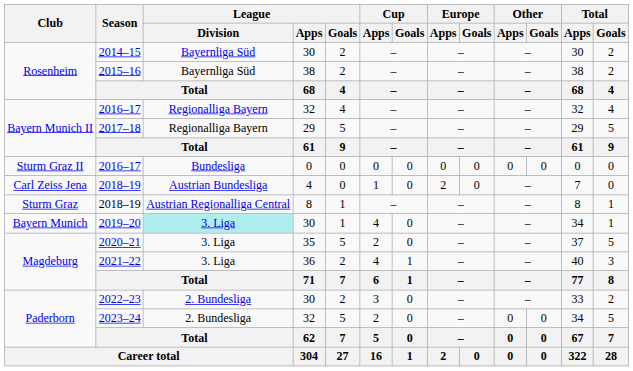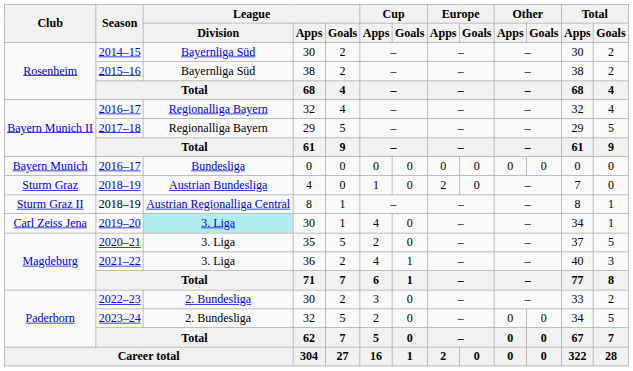(50, 166) Sturm Graz II -> (50, 166) Bayern Munich
(50, 185) Carl Zeiss Jena -> (50, 185) Sturm Graz
(50, 204) Sturm Graz -> (50, 204) Sturm Graz II
(50, 223) Bayern Munich -> (50, 223) Carl Zeiss Jena
